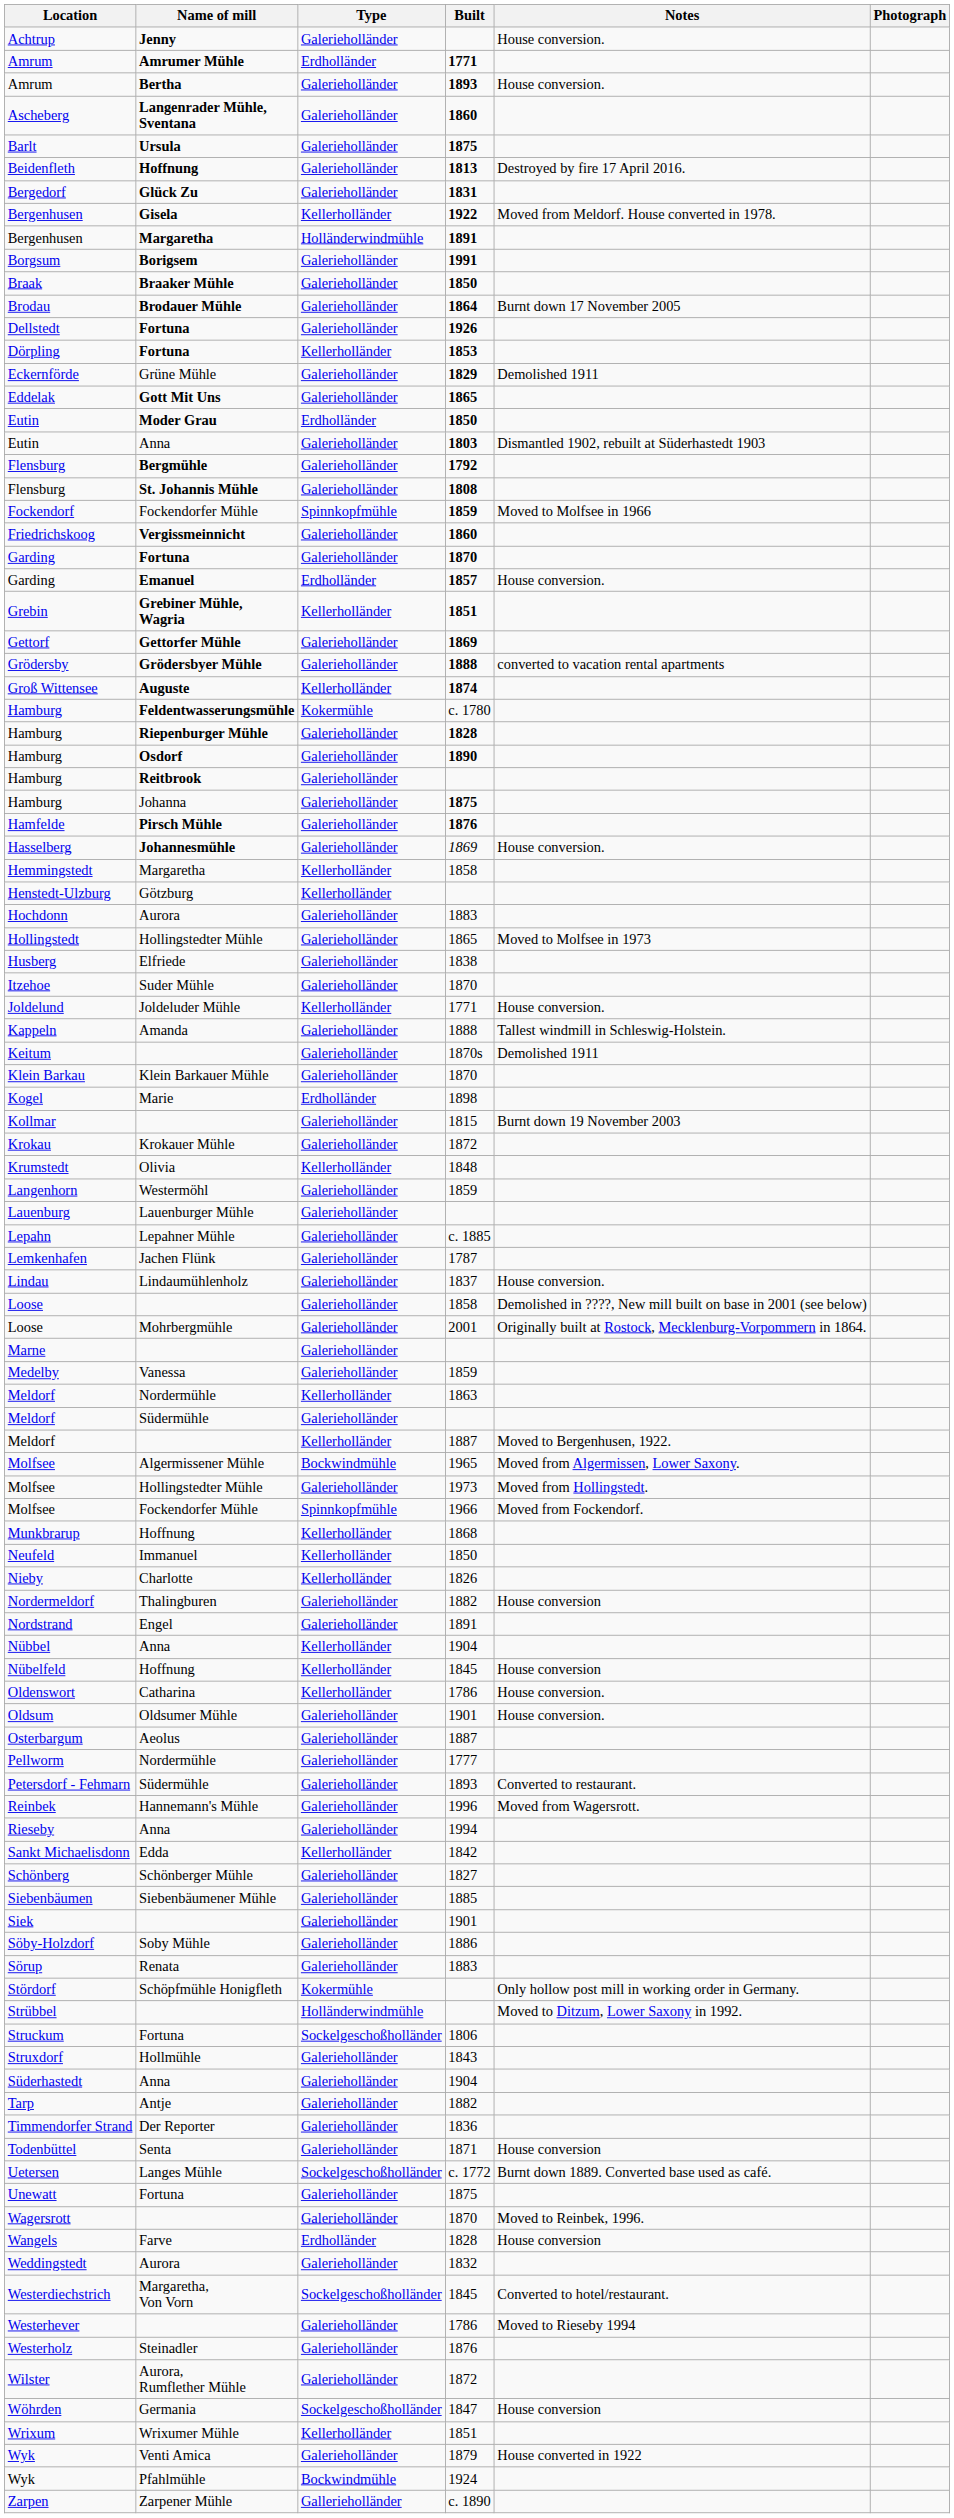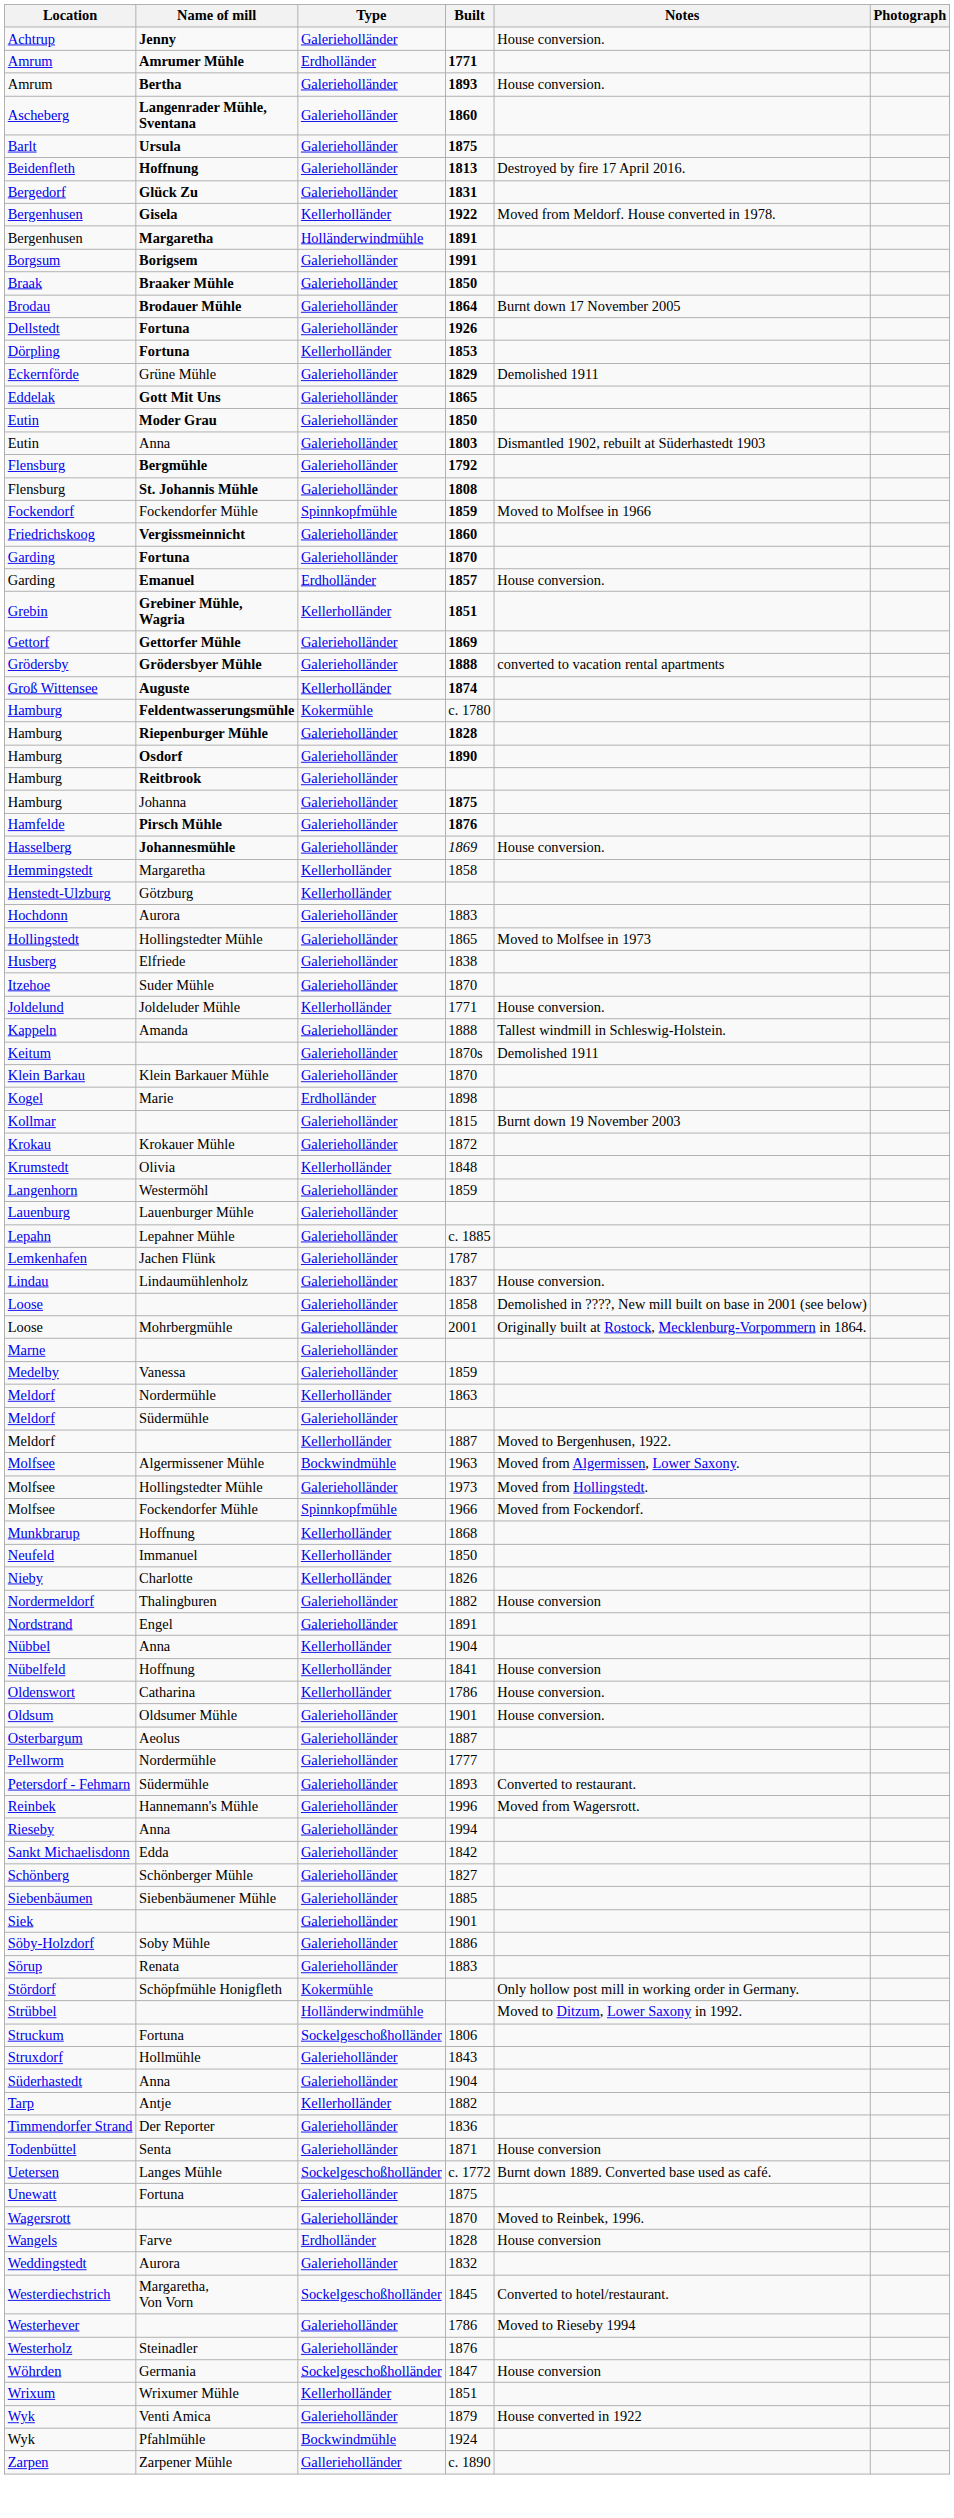(339, 420) Erdholländer -> (349, 420) Galerieholländer
(463, 1464) 1965 -> (463, 1464) 1963
(463, 1669) 1845 -> (463, 1669) 1841
(346, 1852) Kellerholländer -> (349, 1852) Galerieholländer
(349, 2103) Galerieholländer -> (346, 2103) Kellerholländer
- row: (29, 2379)
